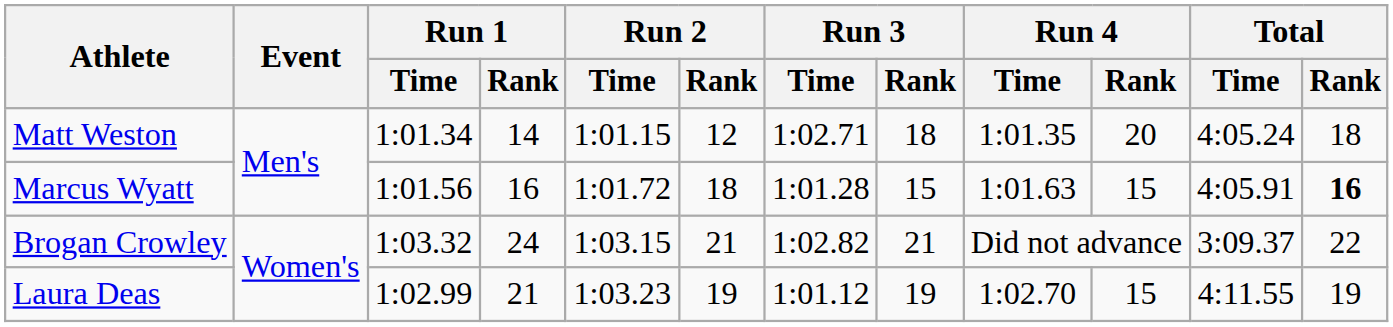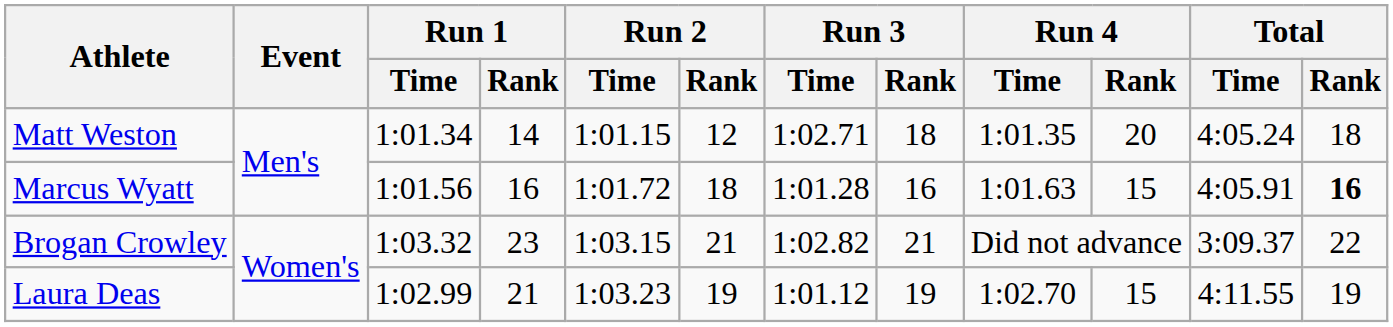(920, 188) 15 -> (920, 188) 16
(523, 241) 24 -> (523, 241) 23
